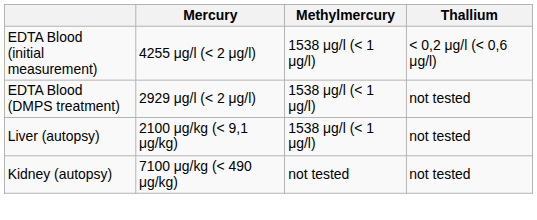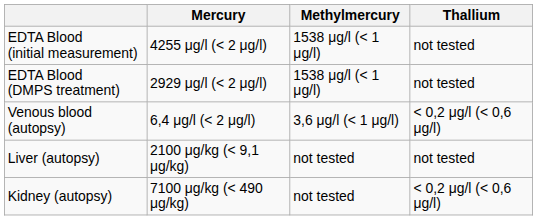(458, 53) < 0,2 μg/l (< 0,6 μg/l) -> (444, 45) not tested
+ row: (50, 120)
(331, 136) 1538 μg/l (< 1 μg/l) -> (324, 158) not tested
(440, 174) not tested -> (462, 196) < 0,2 μg/l (< 0,6 μg/l)
